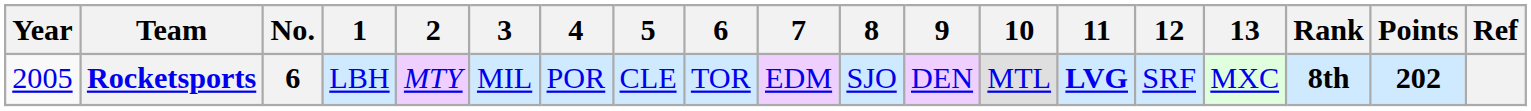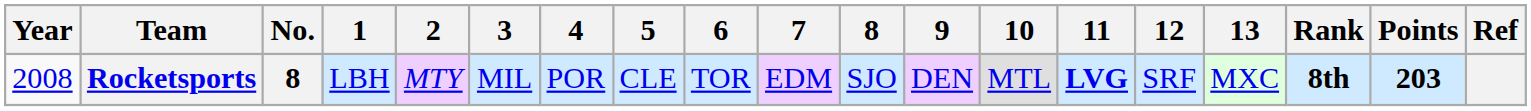(42, 78) 2005 -> (42, 78) 2008
(293, 78) 6 -> (293, 78) 8
(1418, 78) 202 -> (1418, 78) 203
